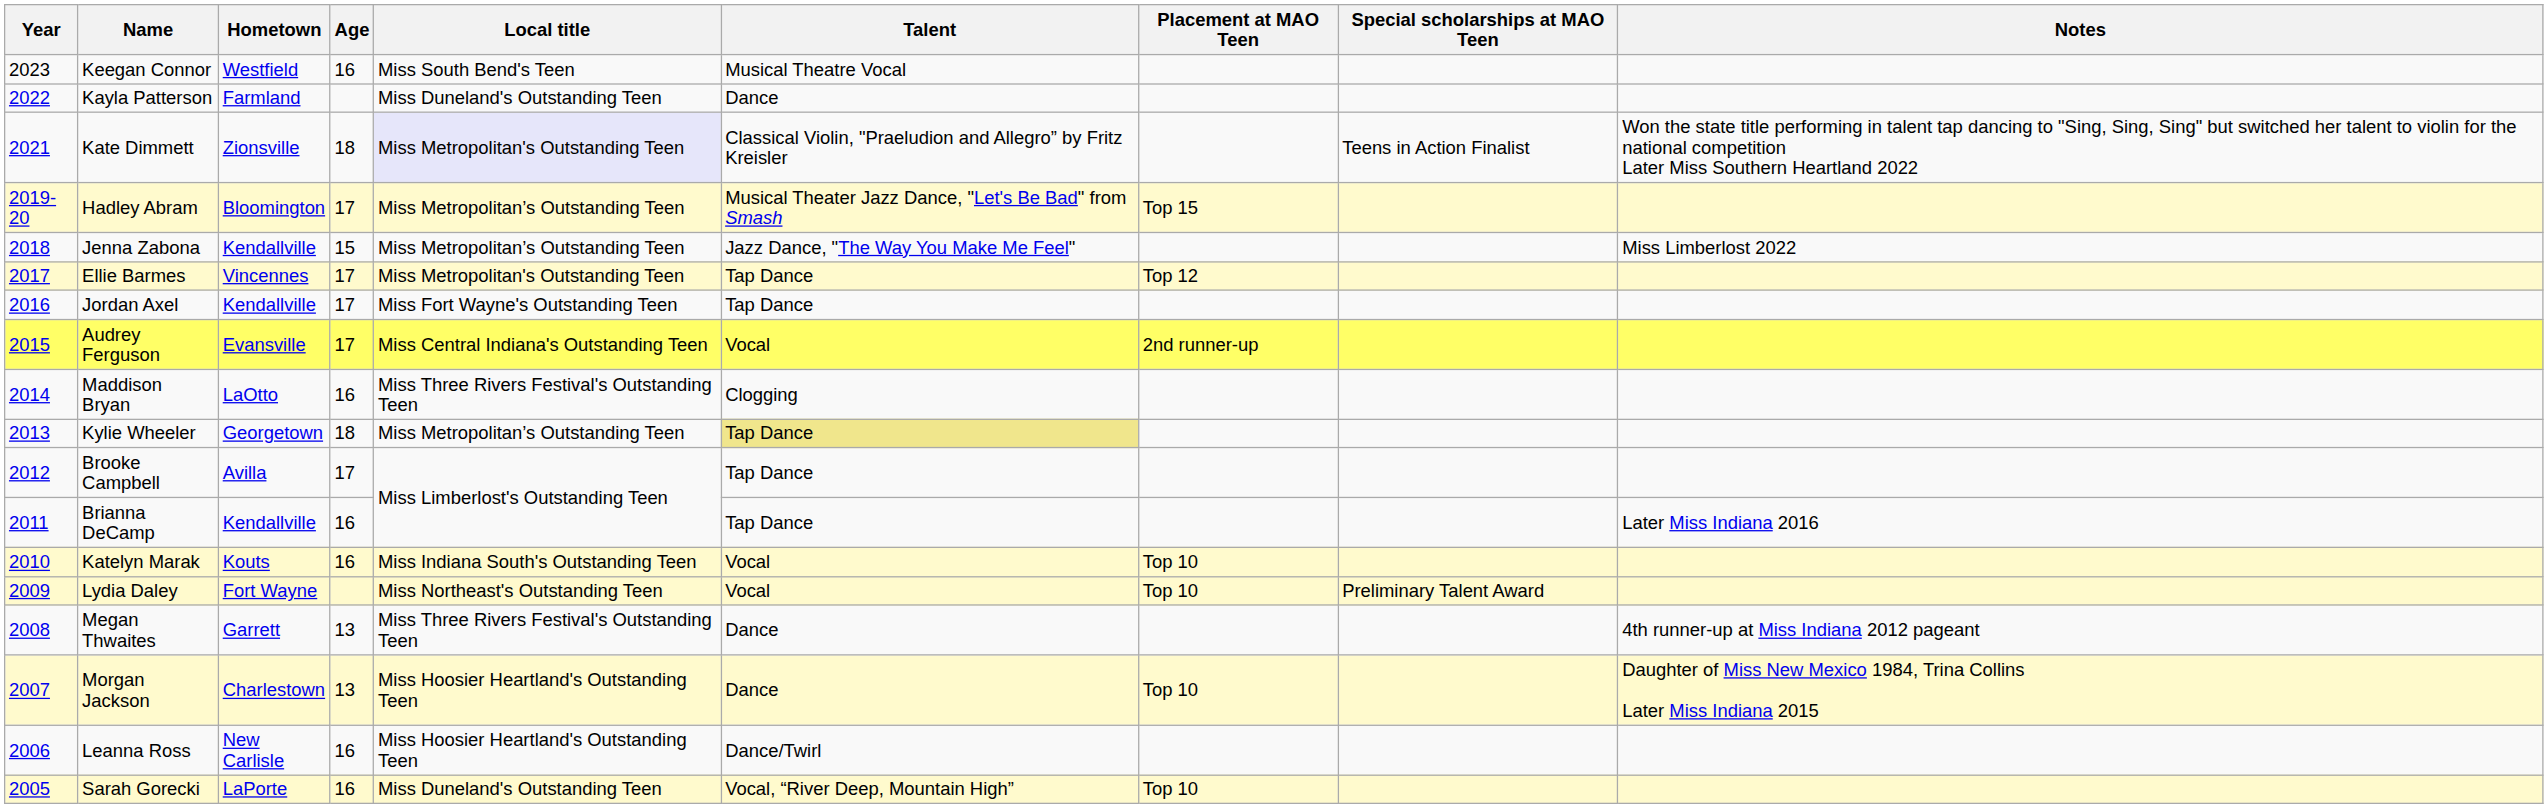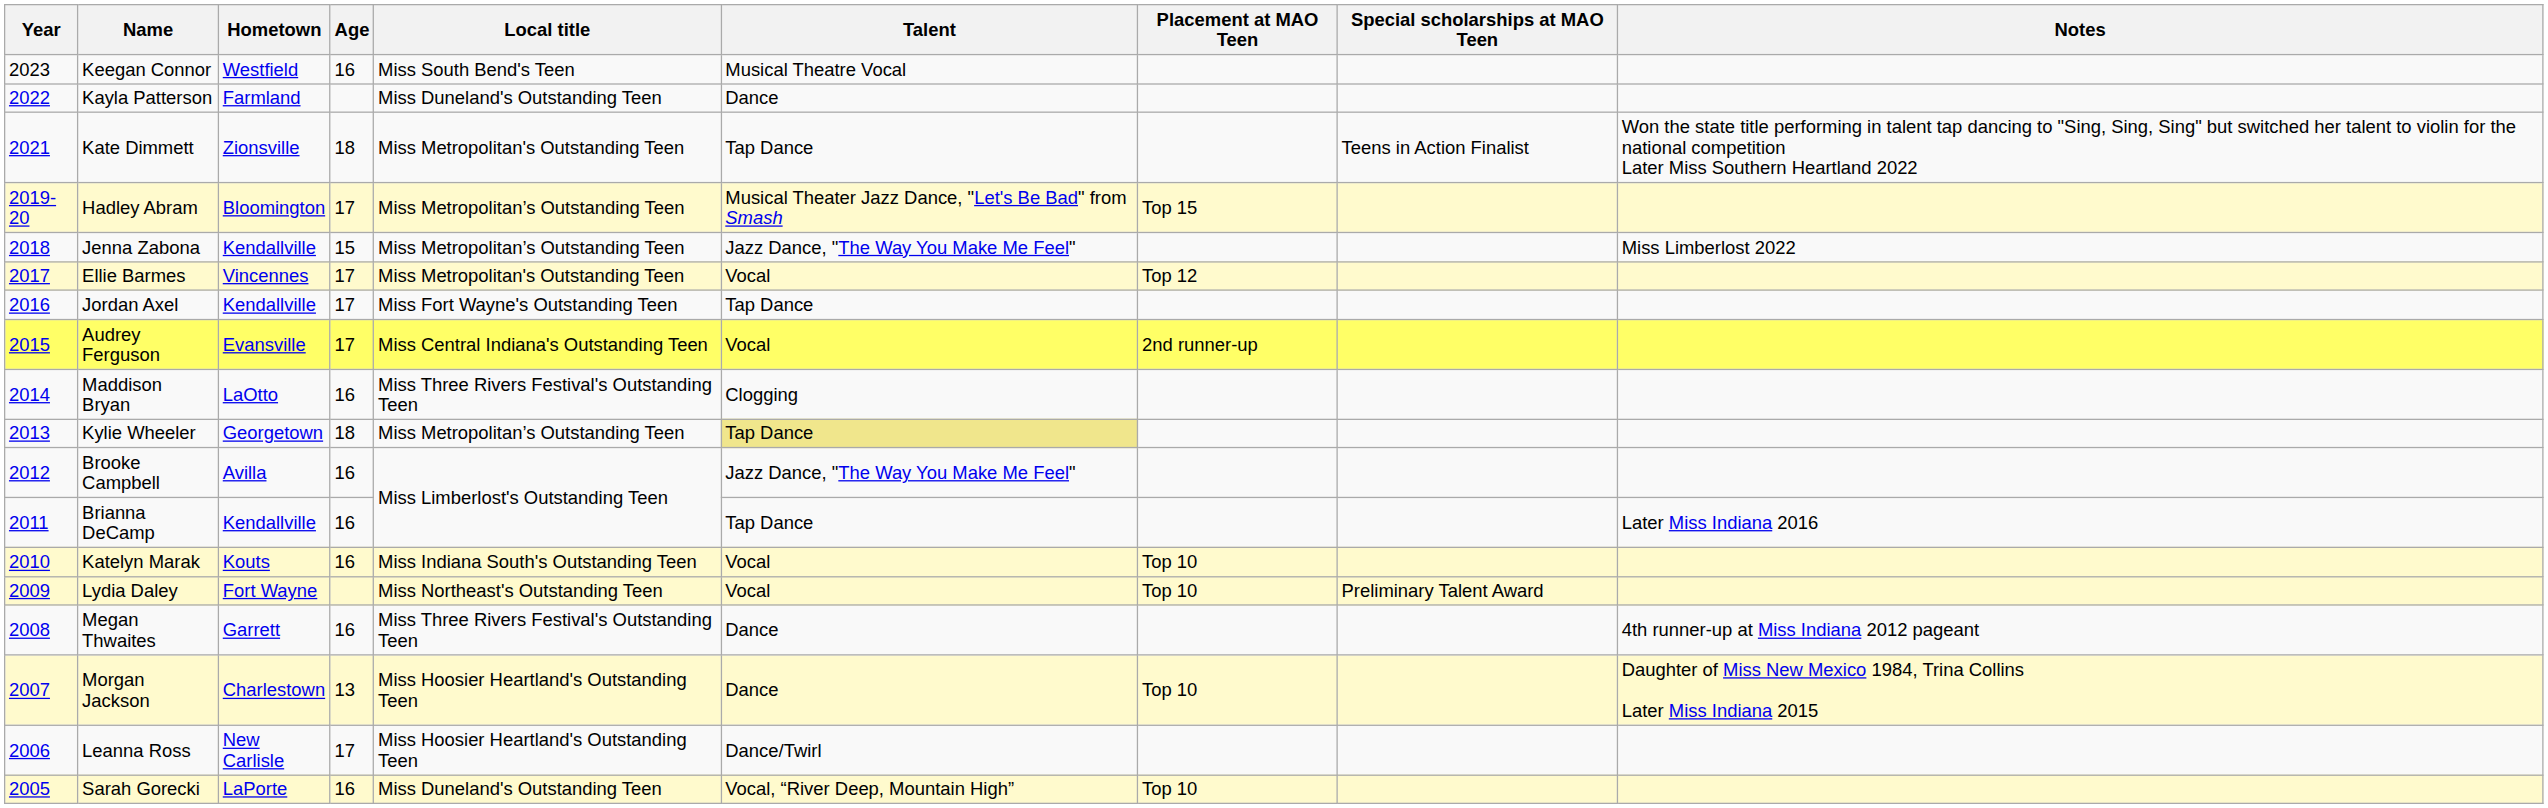(531, 148) lavender background -> (531, 148) no background
(924, 148) Classical Violin, "Praeludion and Allegro” by Fritz Kreisler -> (769, 148) Tap Dance
(769, 276) Tap Dance -> (748, 276) Vocal
(345, 473) 17 -> (345, 473) 16
(769, 473) Tap Dance -> (900, 473) Jazz Dance, "The Way You Make Me Feel"
(345, 630) 13 -> (345, 630) 16
(345, 750) 16 -> (345, 750) 17
